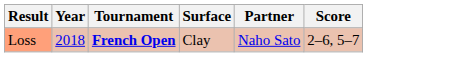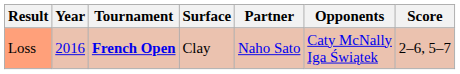+ column: (350, 16)
(70, 39) 2018 -> (70, 48) 2016
